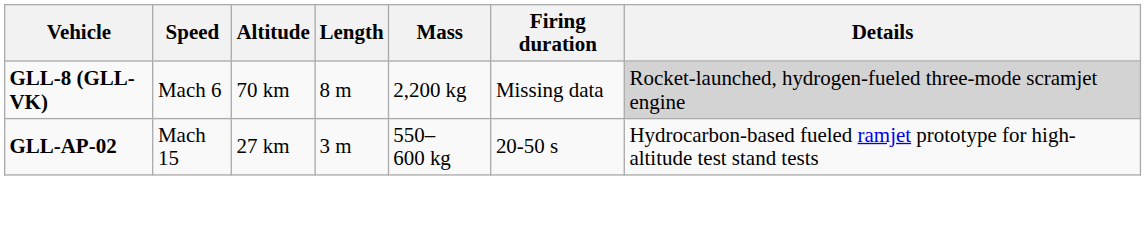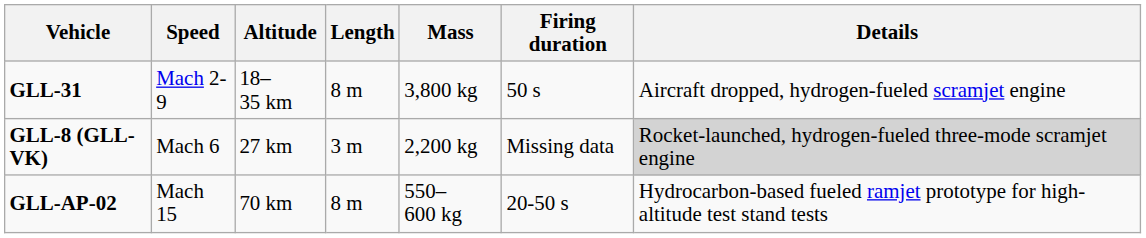+ row: (46, 89)
(263, 89) 70 km -> (266, 146) 27 km
(336, 89) 8 m -> (347, 146) 3 m
(263, 146) 27 km -> (266, 203) 70 km
(336, 146) 3 m -> (347, 203) 8 m
